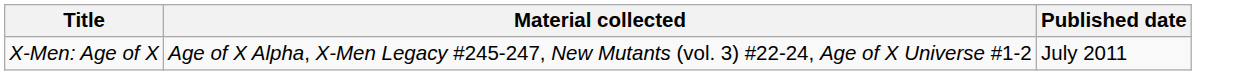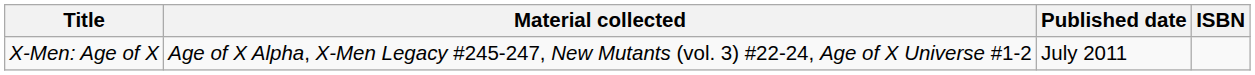+ column: (1221, 20)
